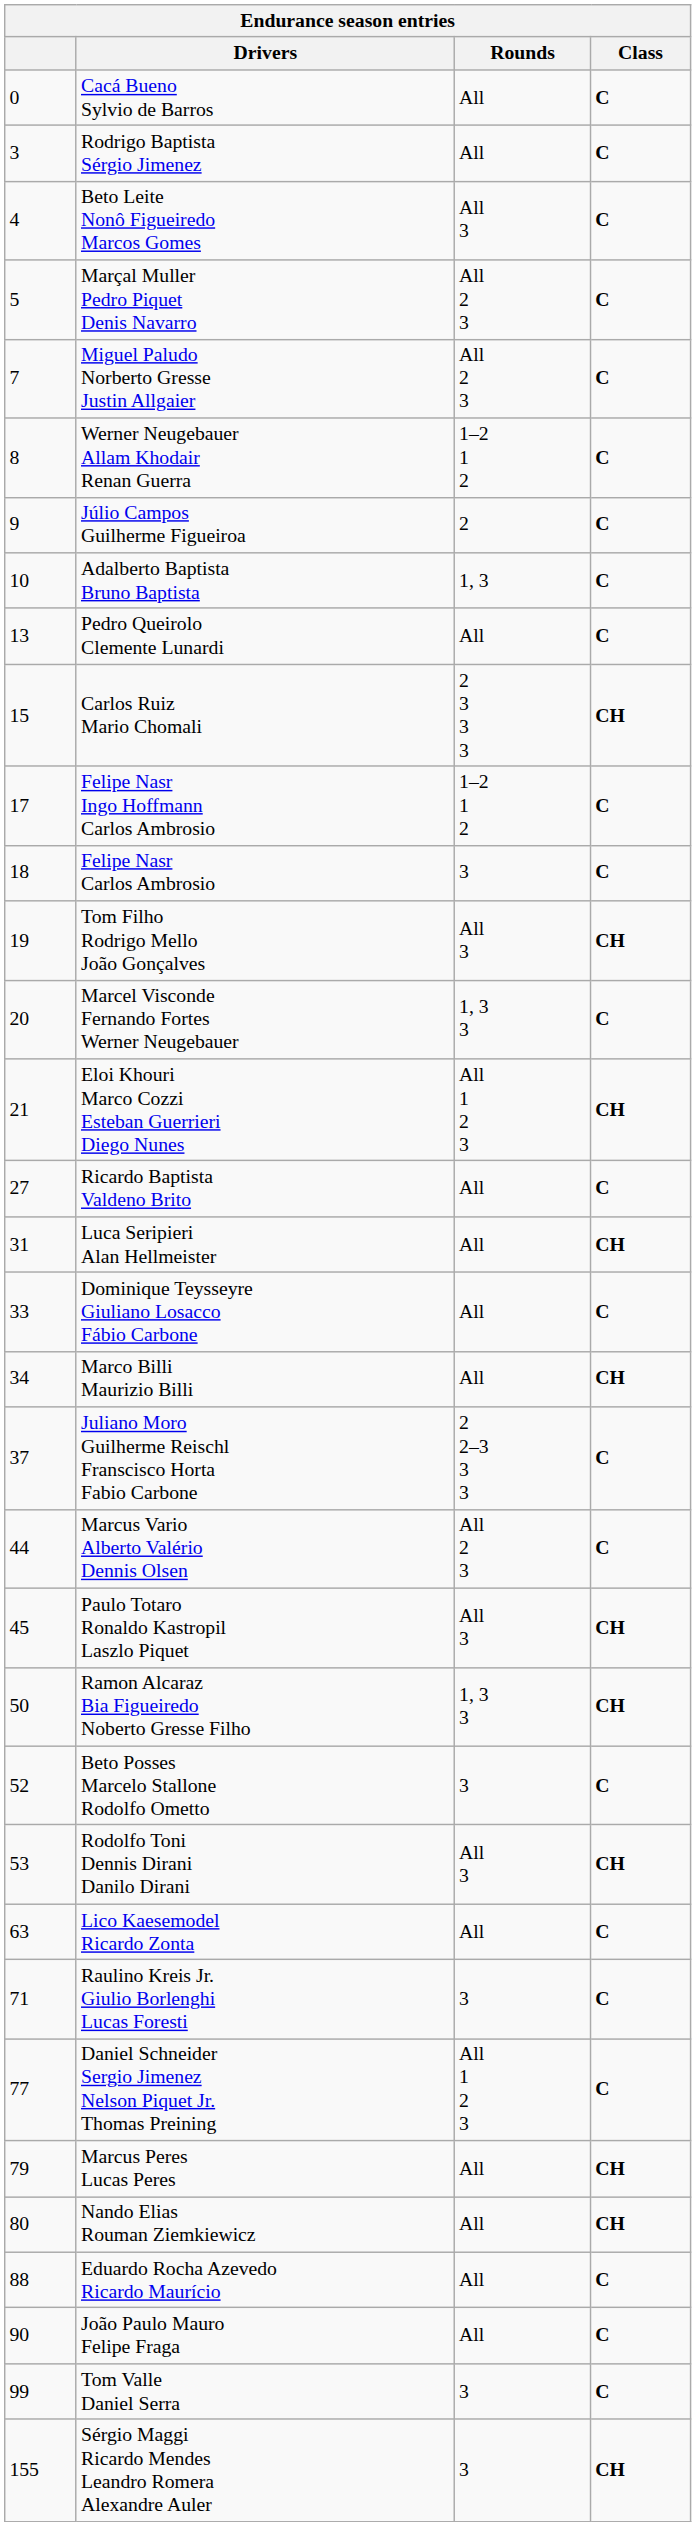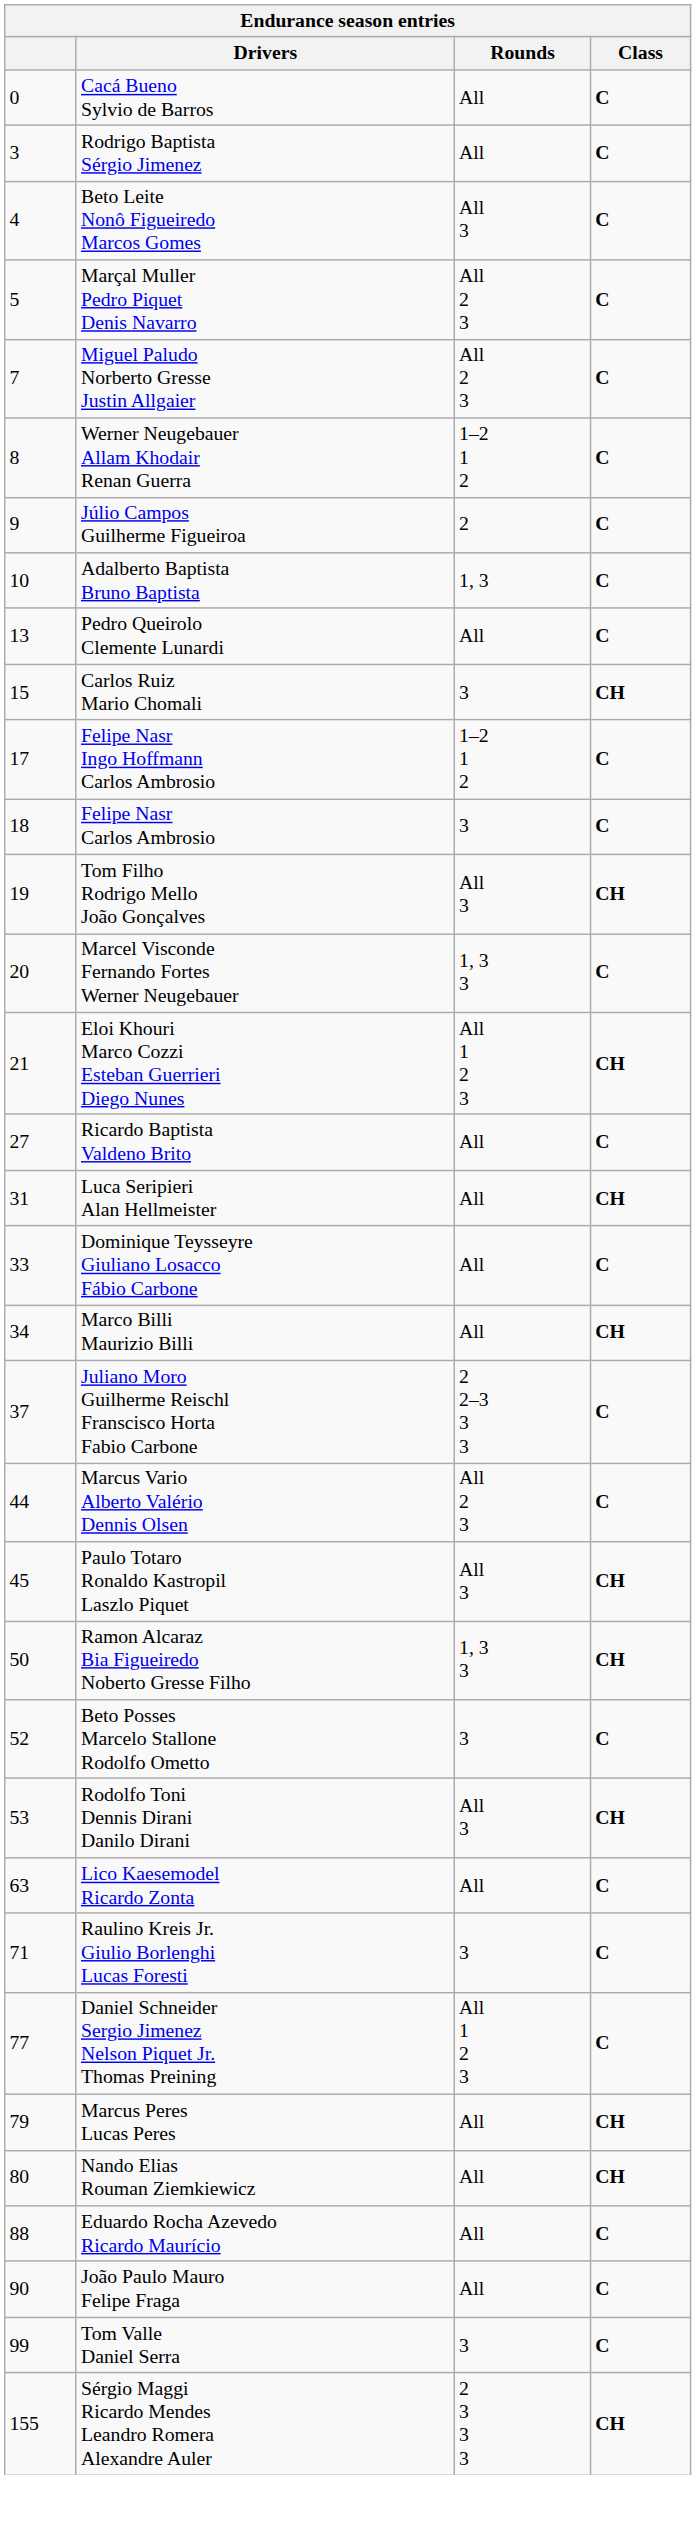(464, 714) 2 3 3 3 -> (464, 691) 3
(464, 2469) 3 -> (464, 2423) 2 3 3 3
